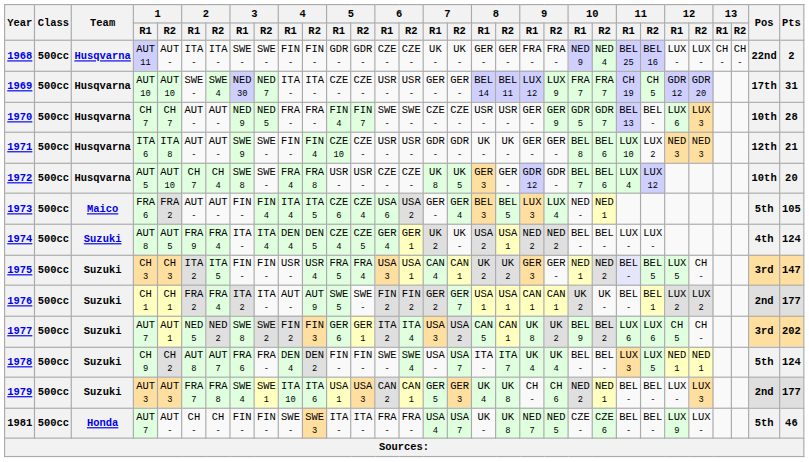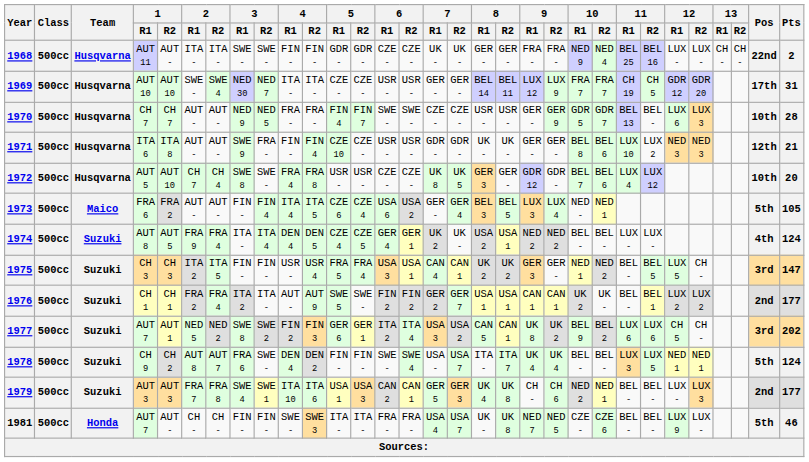(266, 147) SWE - -> (266, 147) FRA -
(629, 270) lavender background -> (629, 270) no background
(266, 362) FRA - -> (266, 362) SWE -
